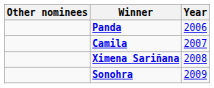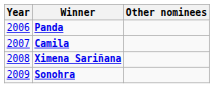columns swapped: (195, 12) <-> (47, 12)
